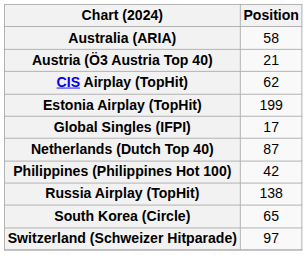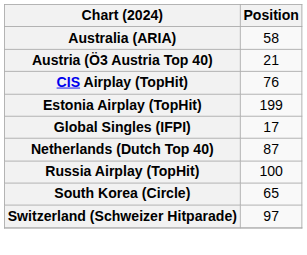(271, 82) 62 -> (271, 82) 76
- row: (122, 171)
(271, 194) 138 -> (271, 171) 100
